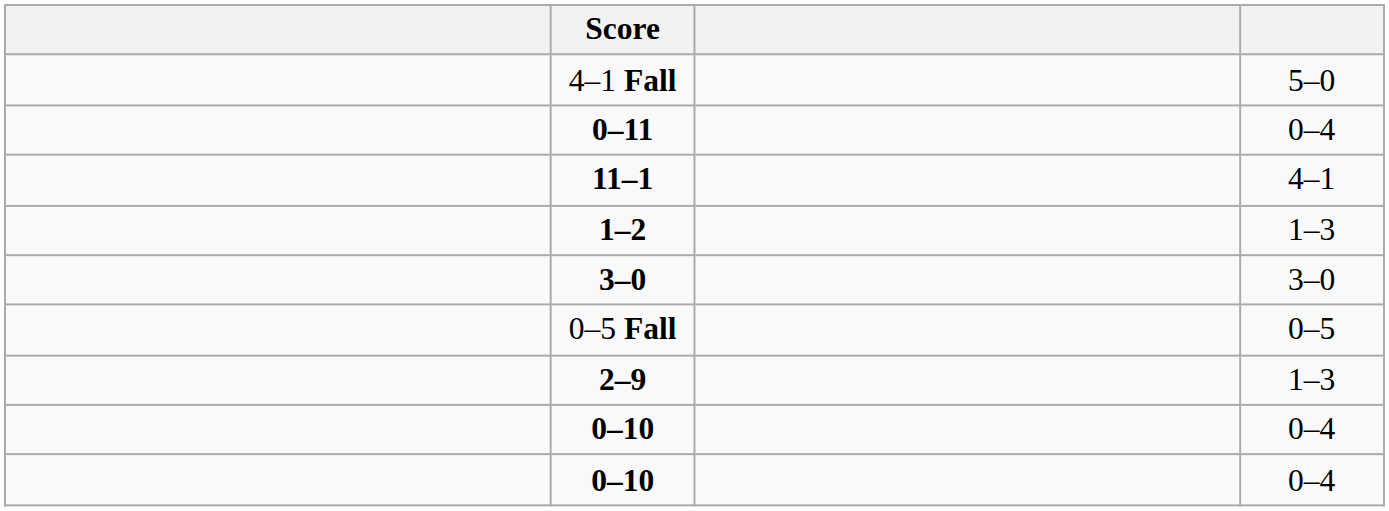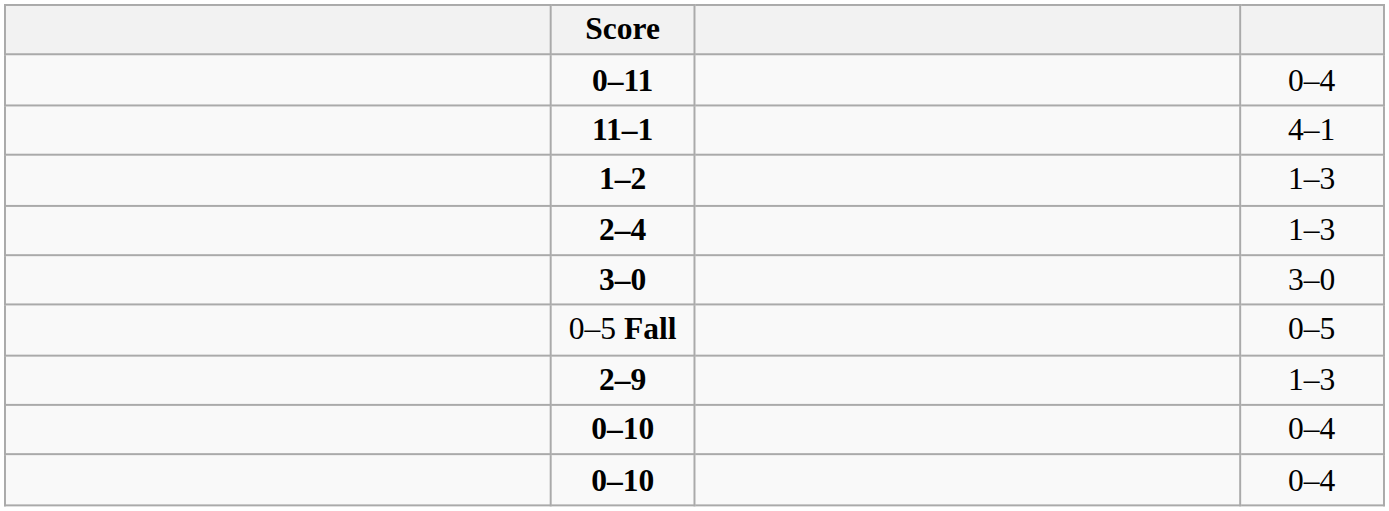- row: (623, 79)
+ row: (623, 229)
